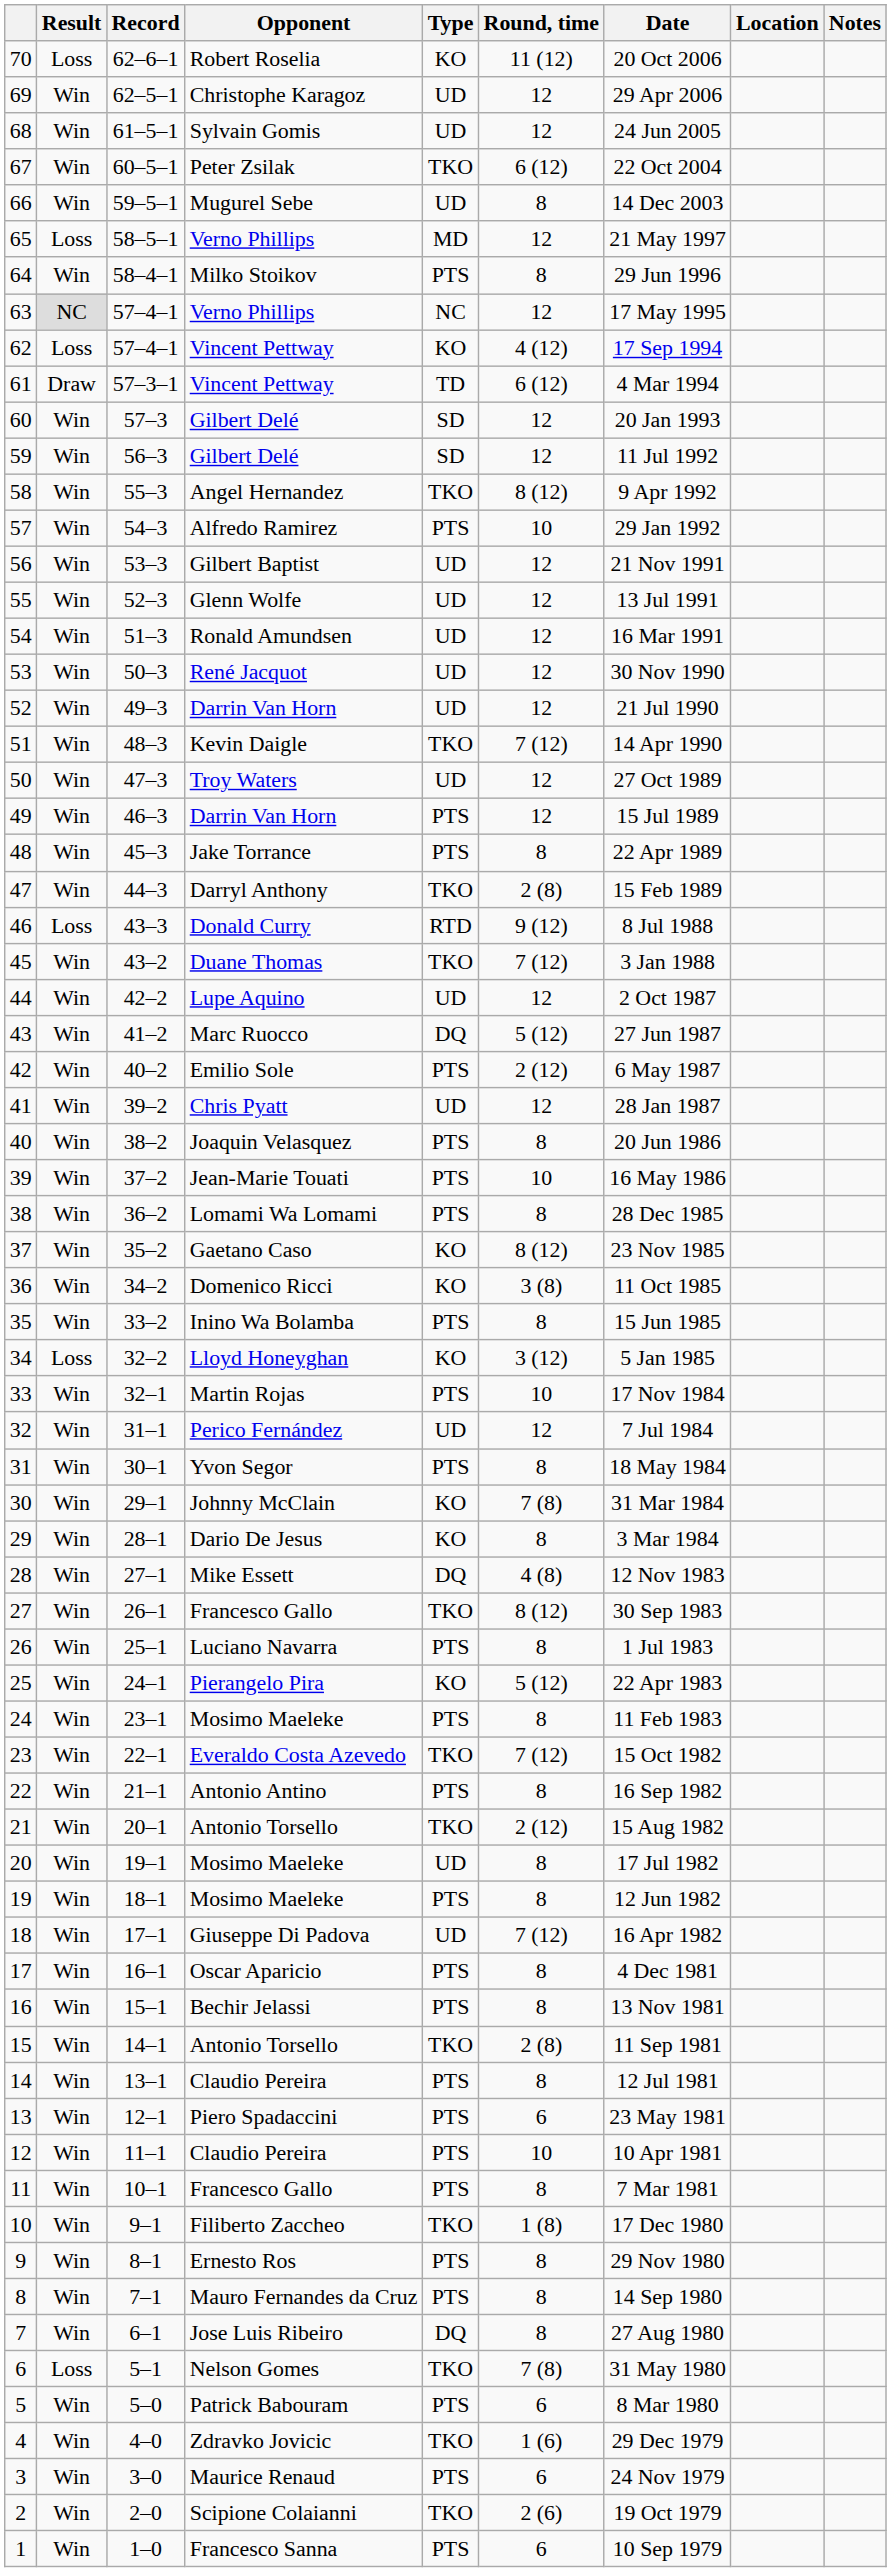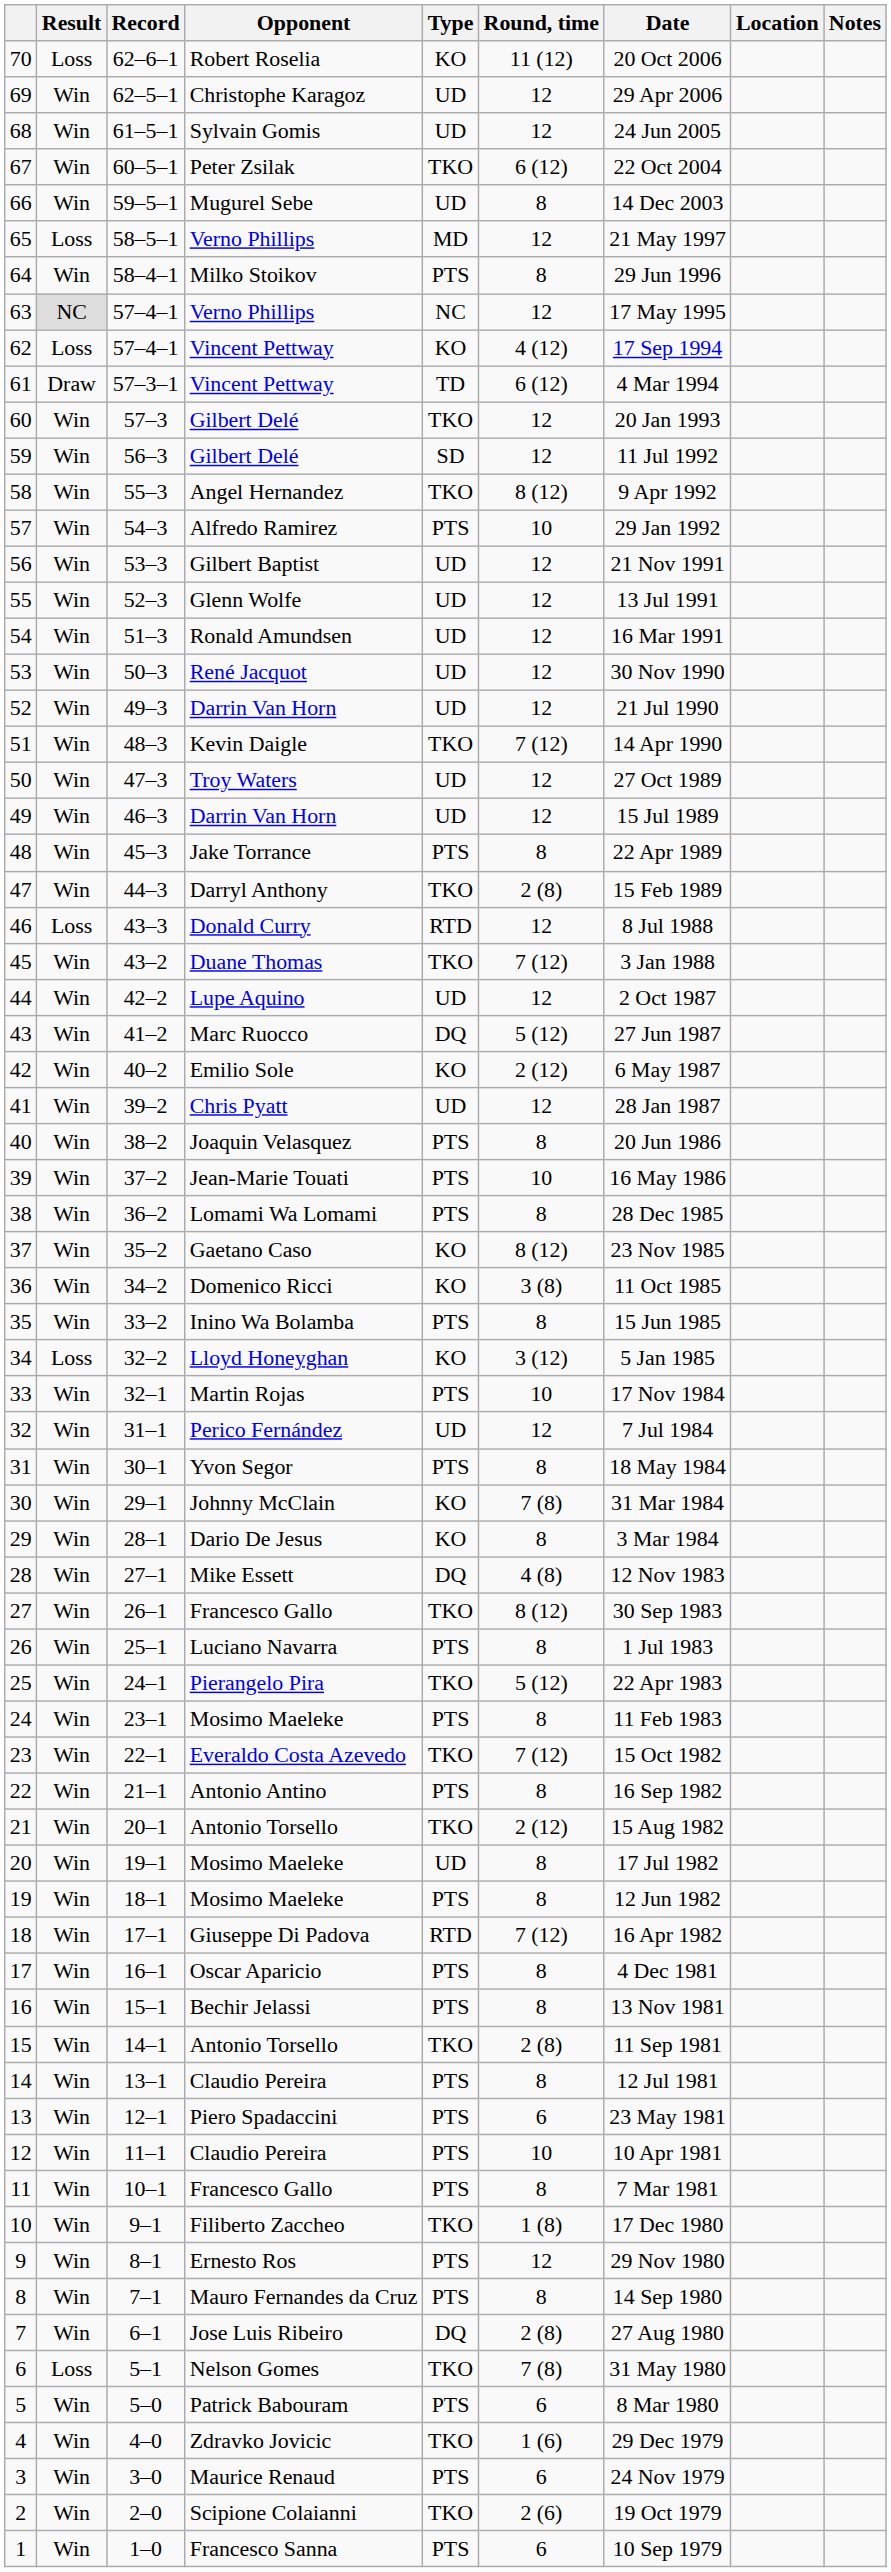(451, 419) SD -> (451, 419) TKO
(451, 816) PTS -> (451, 816) UD
(541, 924) 9 (12) -> (541, 924) 12
(451, 1069) PTS -> (451, 1069) KO
(451, 1682) KO -> (451, 1682) TKO
(451, 1935) UD -> (451, 1935) RTD
(541, 2260) 8 -> (541, 2260) 12
(541, 2332) 8 -> (541, 2332) 2 (8)
